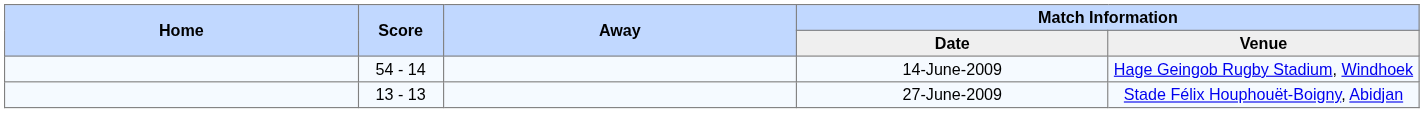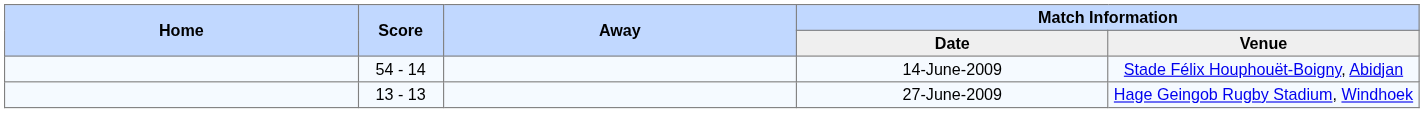(1264, 69) Hage Geingob Rugby Stadium, Windhoek -> (1264, 69) Stade Félix Houphouët-Boigny, Abidjan
(1264, 95) Stade Félix Houphouët-Boigny, Abidjan -> (1264, 95) Hage Geingob Rugby Stadium, Windhoek
